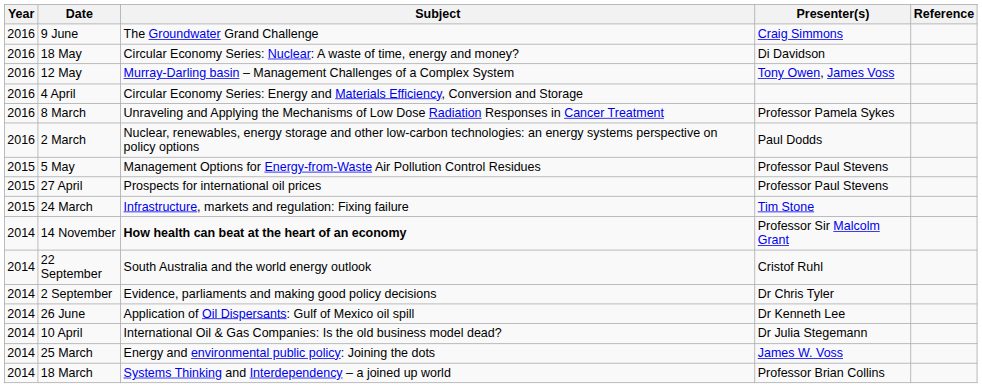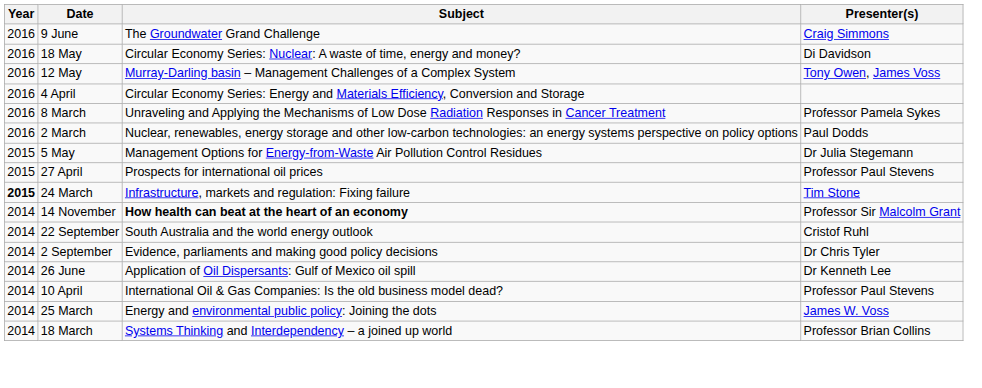- column: (944, 14)
(823, 166) Professor Paul Stevens -> (858, 152) Dr Julia Stegemann
(21, 206) normal -> (21, 192) bold
(813, 333) Dr Julia Stegemann -> (869, 291) Professor Paul Stevens
